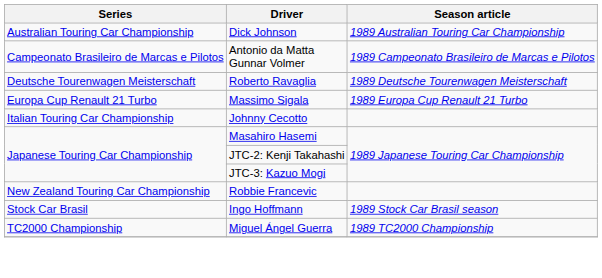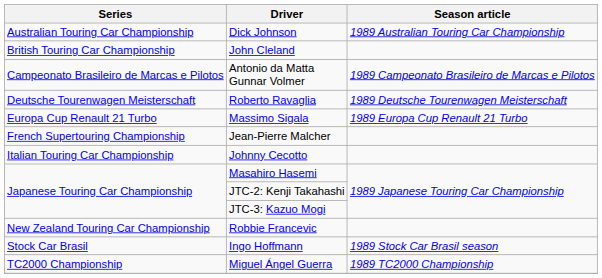+ row: (262, 50)
+ row: (280, 136)
